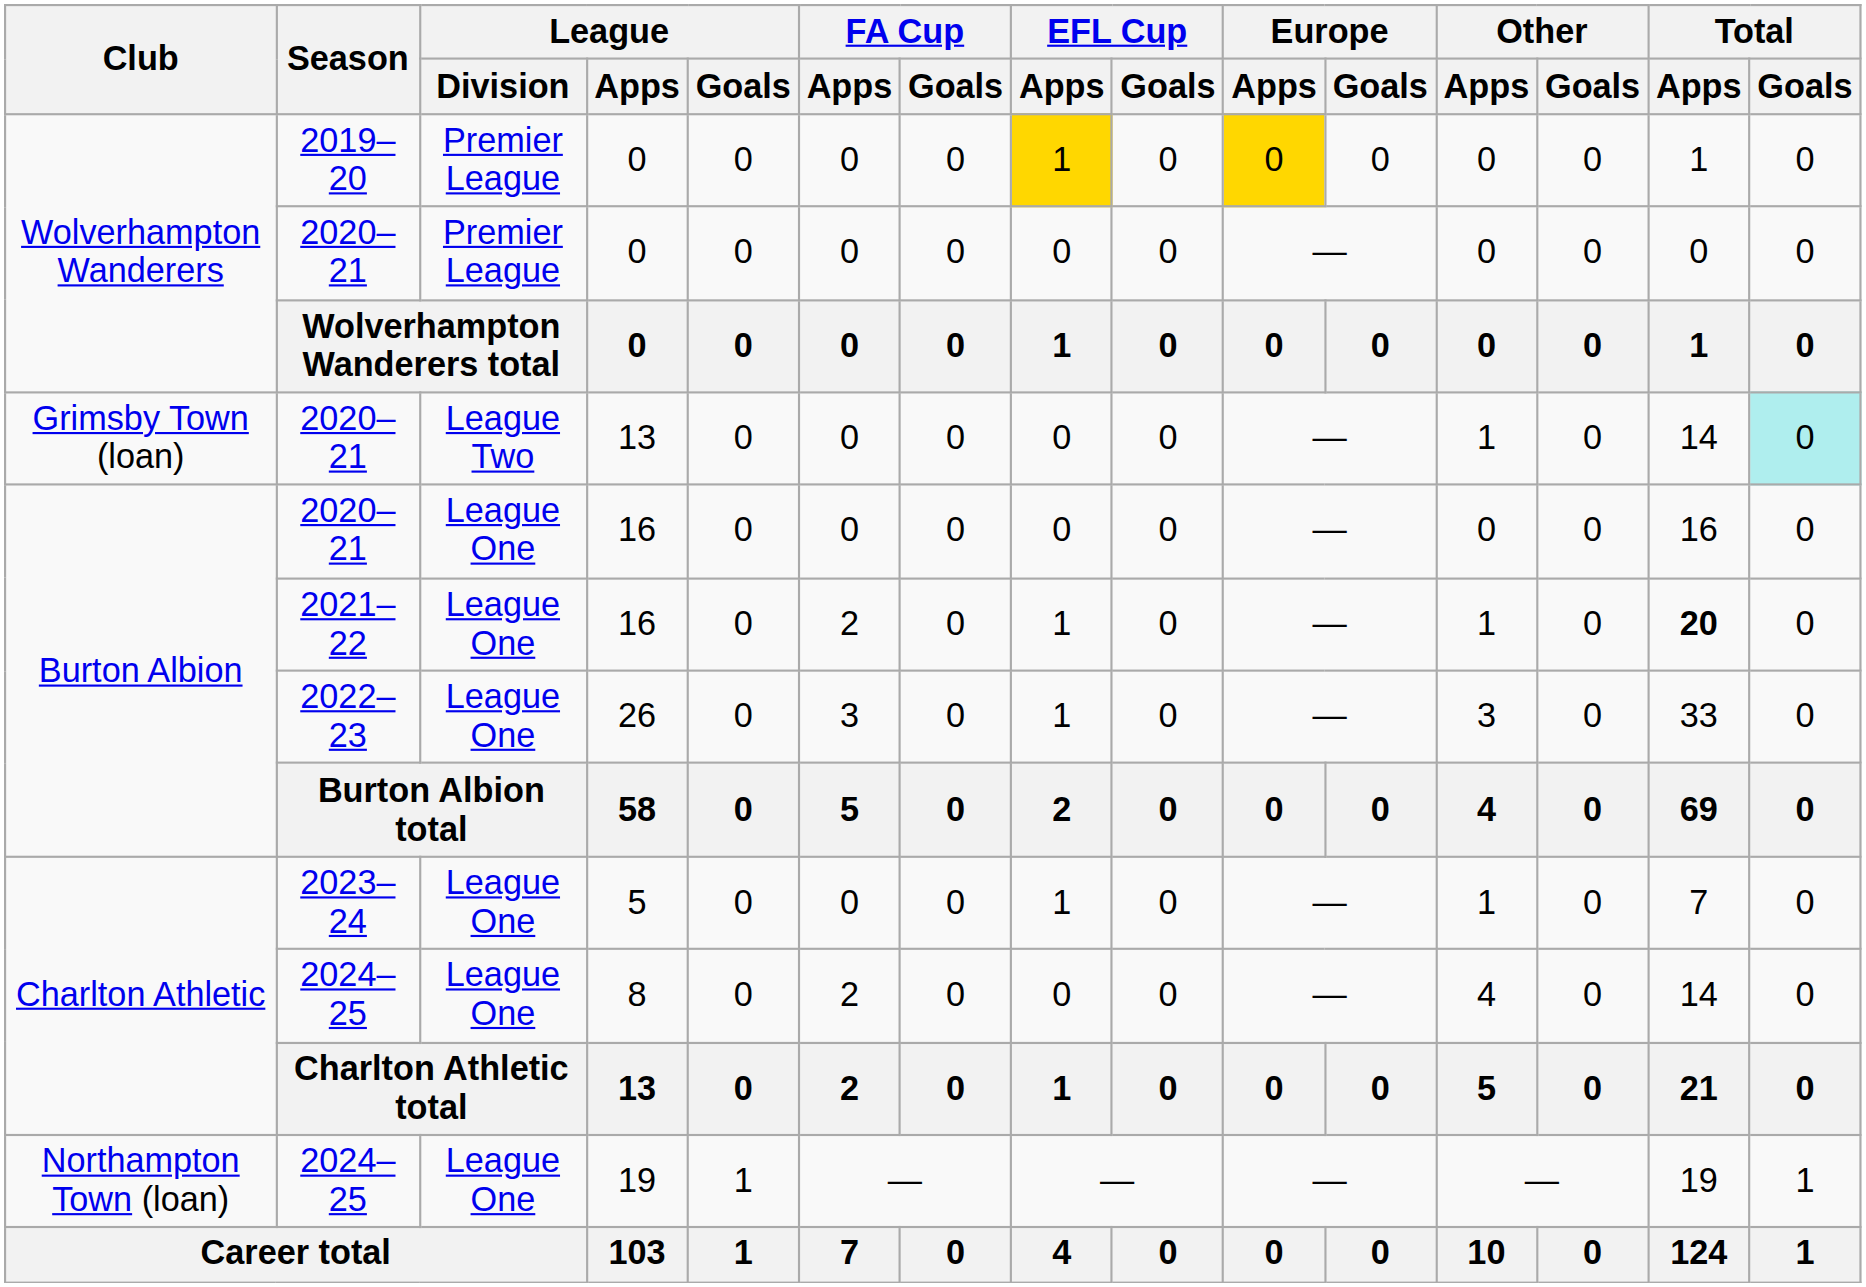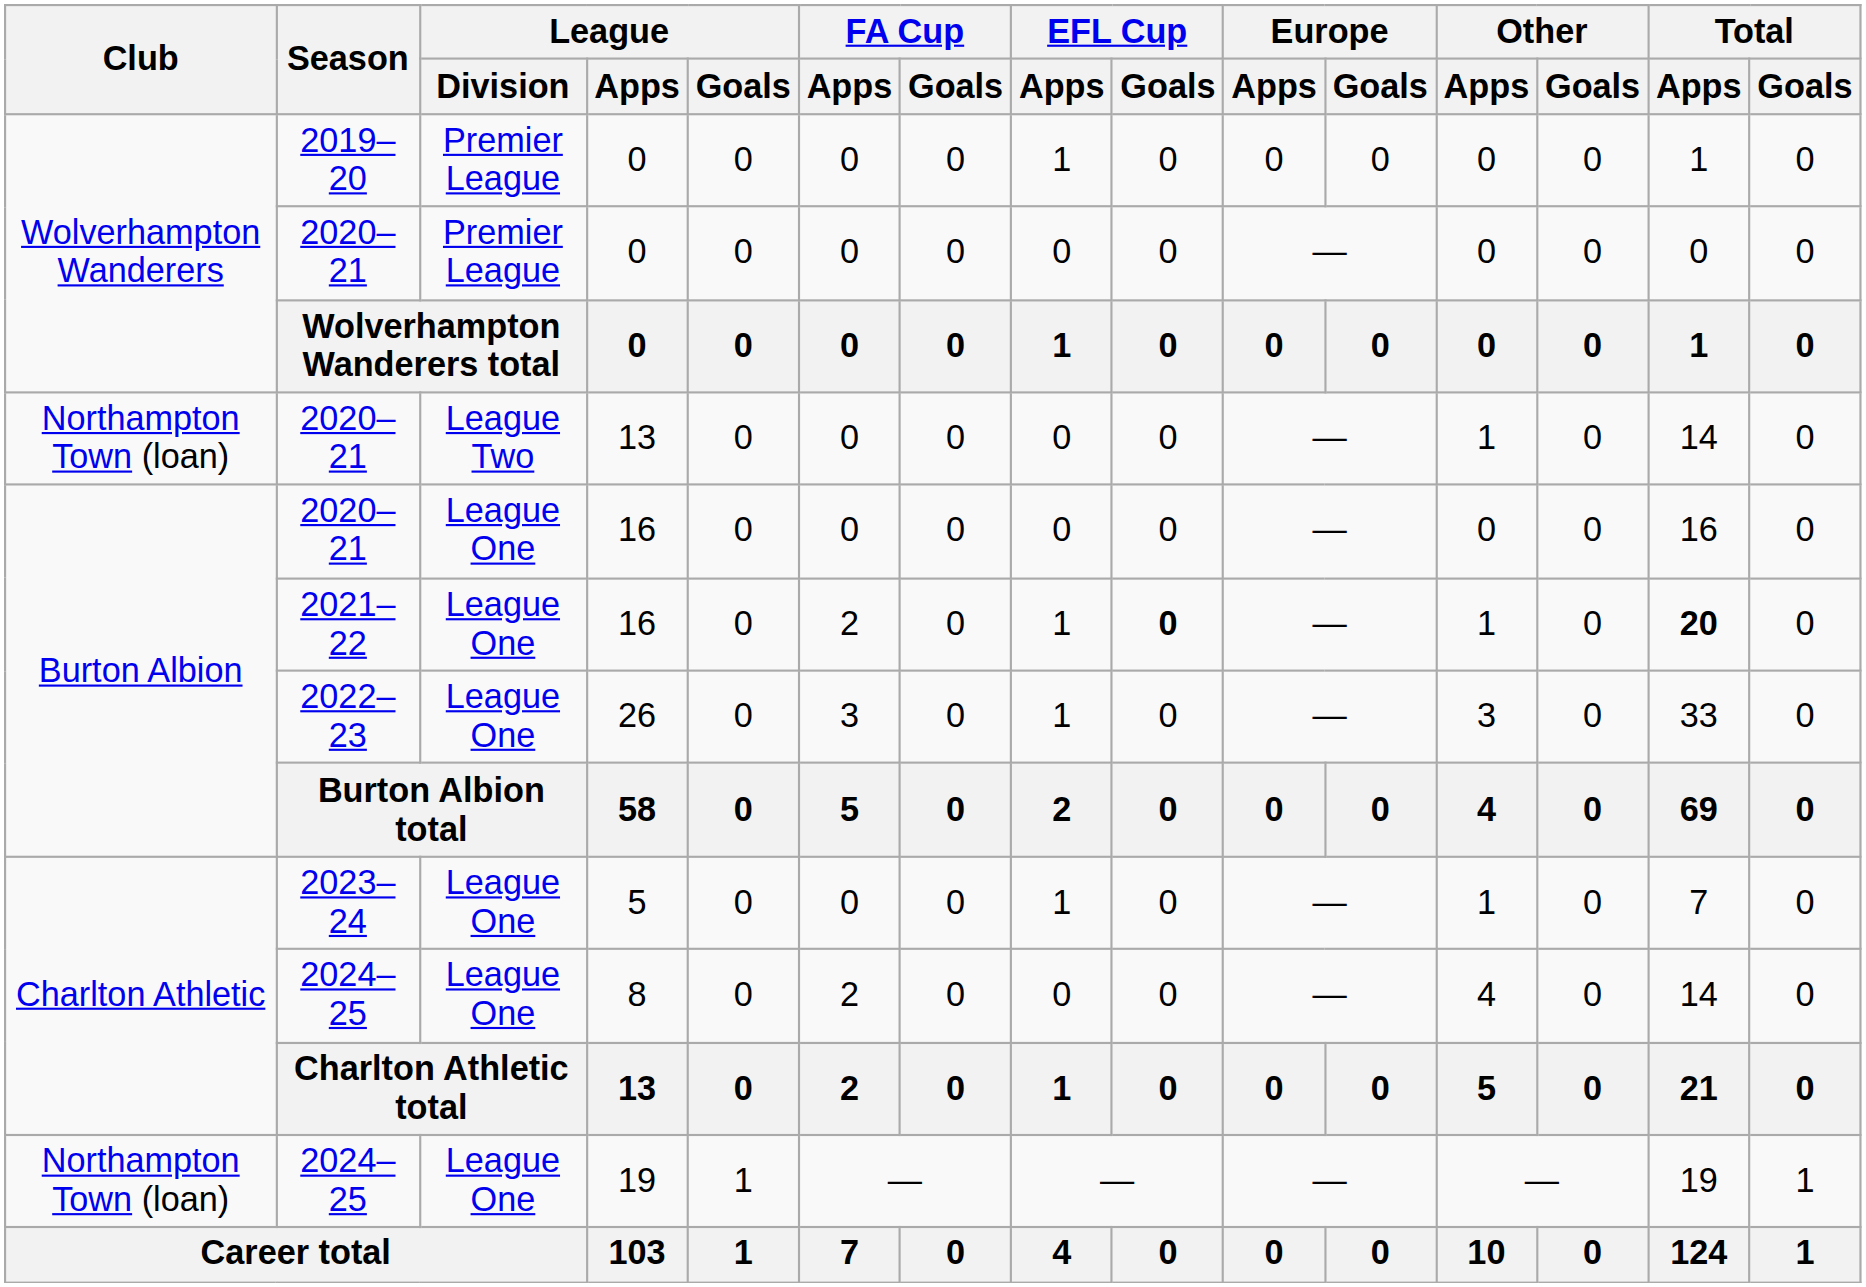(1062, 159) gold background -> (1062, 159) no background
(1274, 159) gold background -> (1274, 159) no background
(141, 437) Grimsby Town (loan) -> (141, 437) Northampton Town (loan)
(1805, 437) paleturquoise background -> (1805, 437) no background
(1168, 623) normal -> (1168, 623) bold
